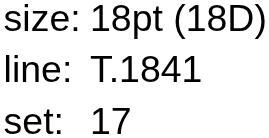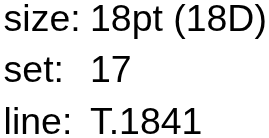rows swapped: (34, 121) <-> (38, 69)
